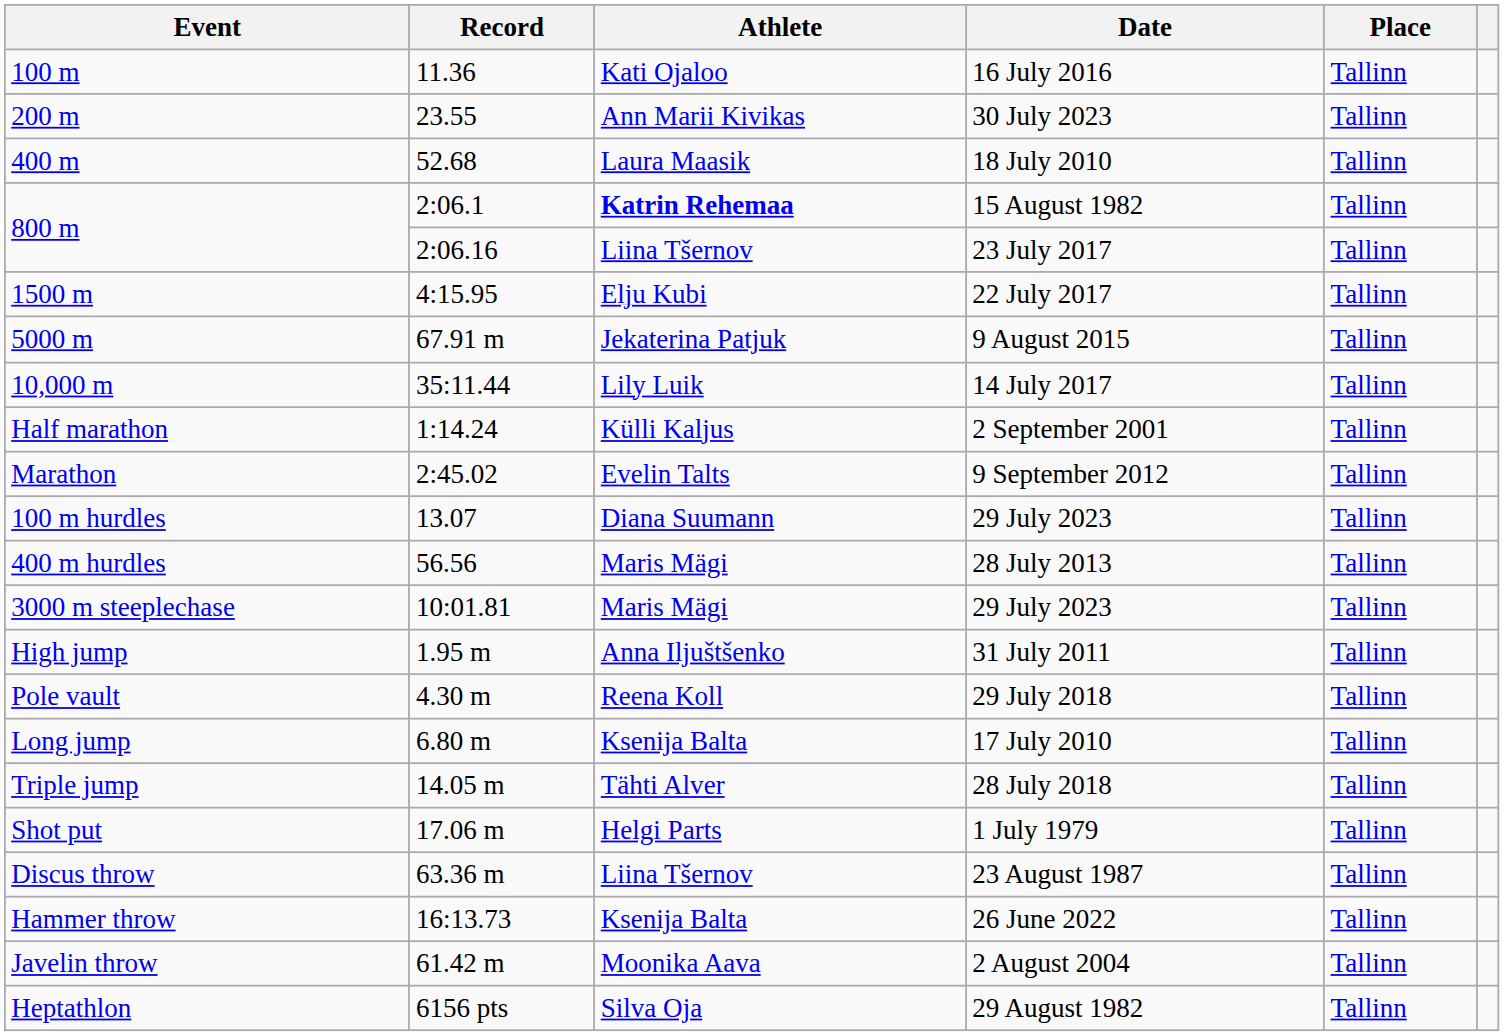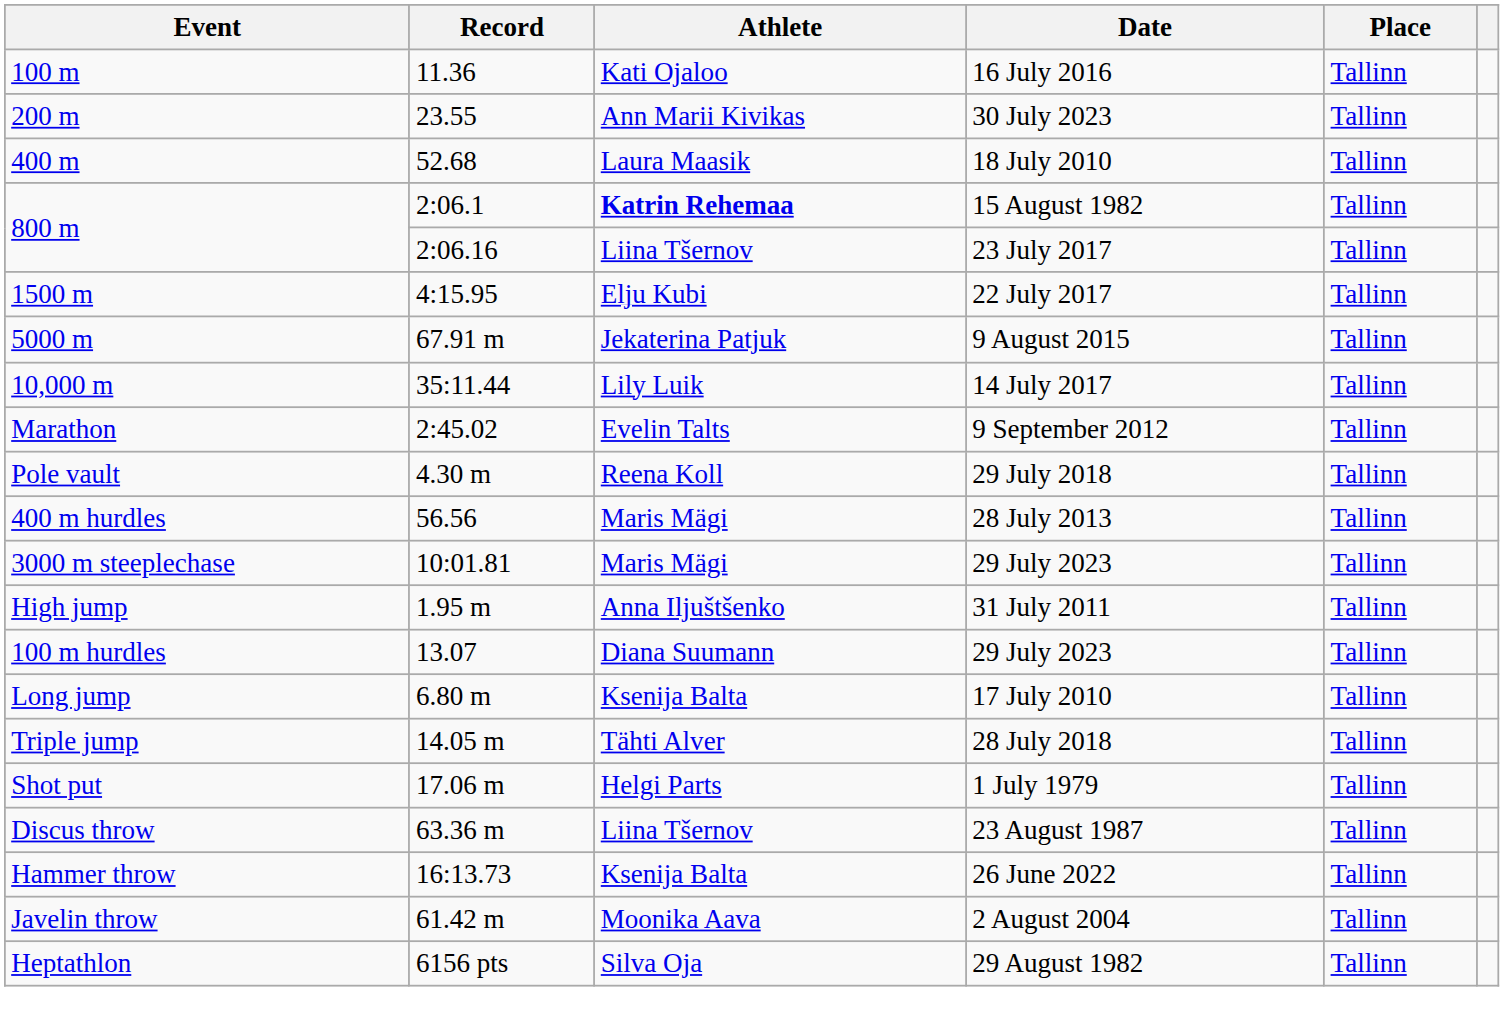- row: (90, 428)
rows swapped: (89, 517) <-> (66, 696)
